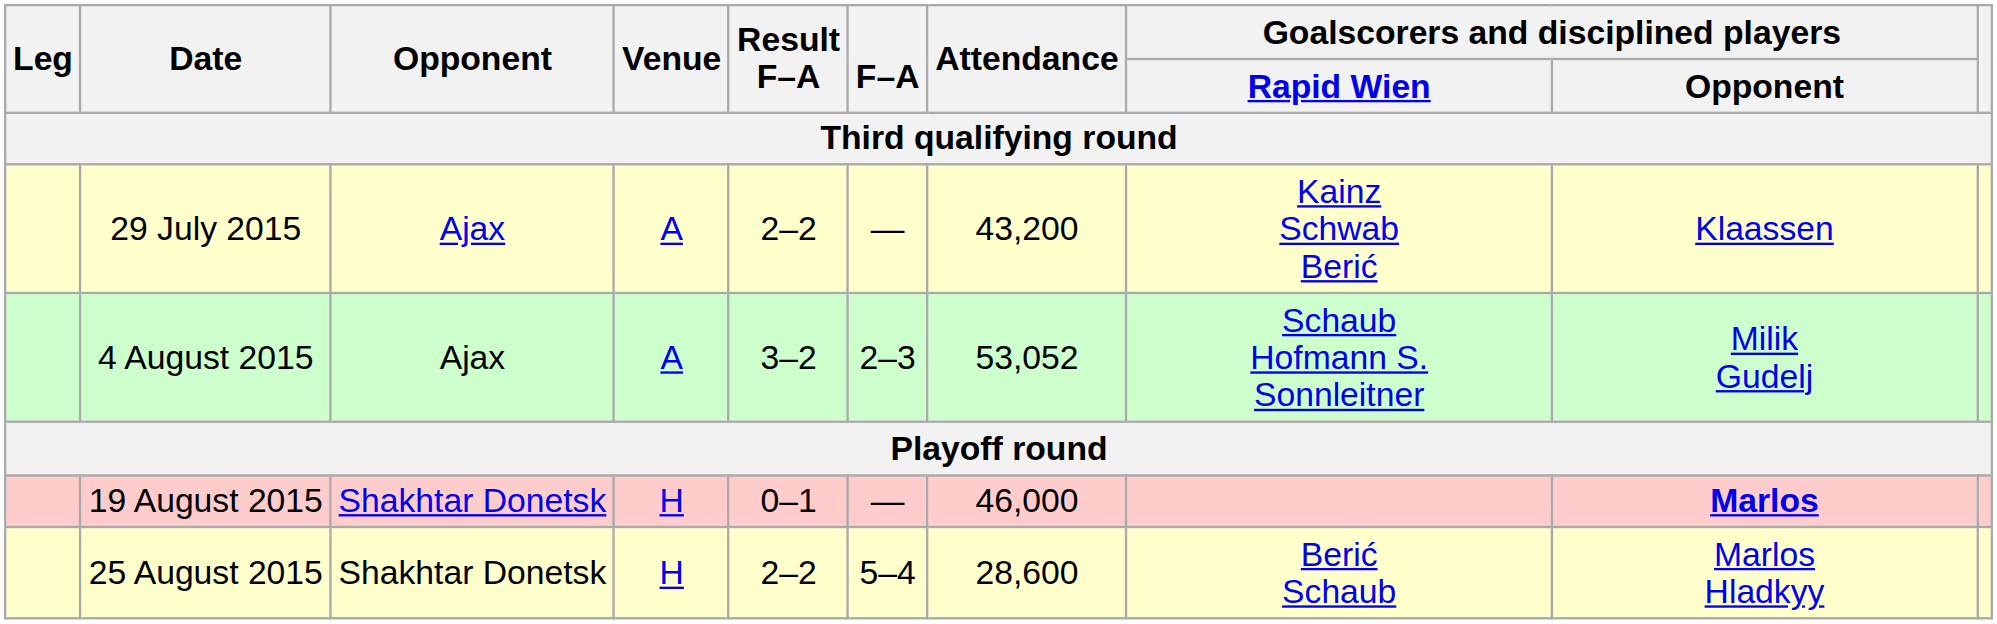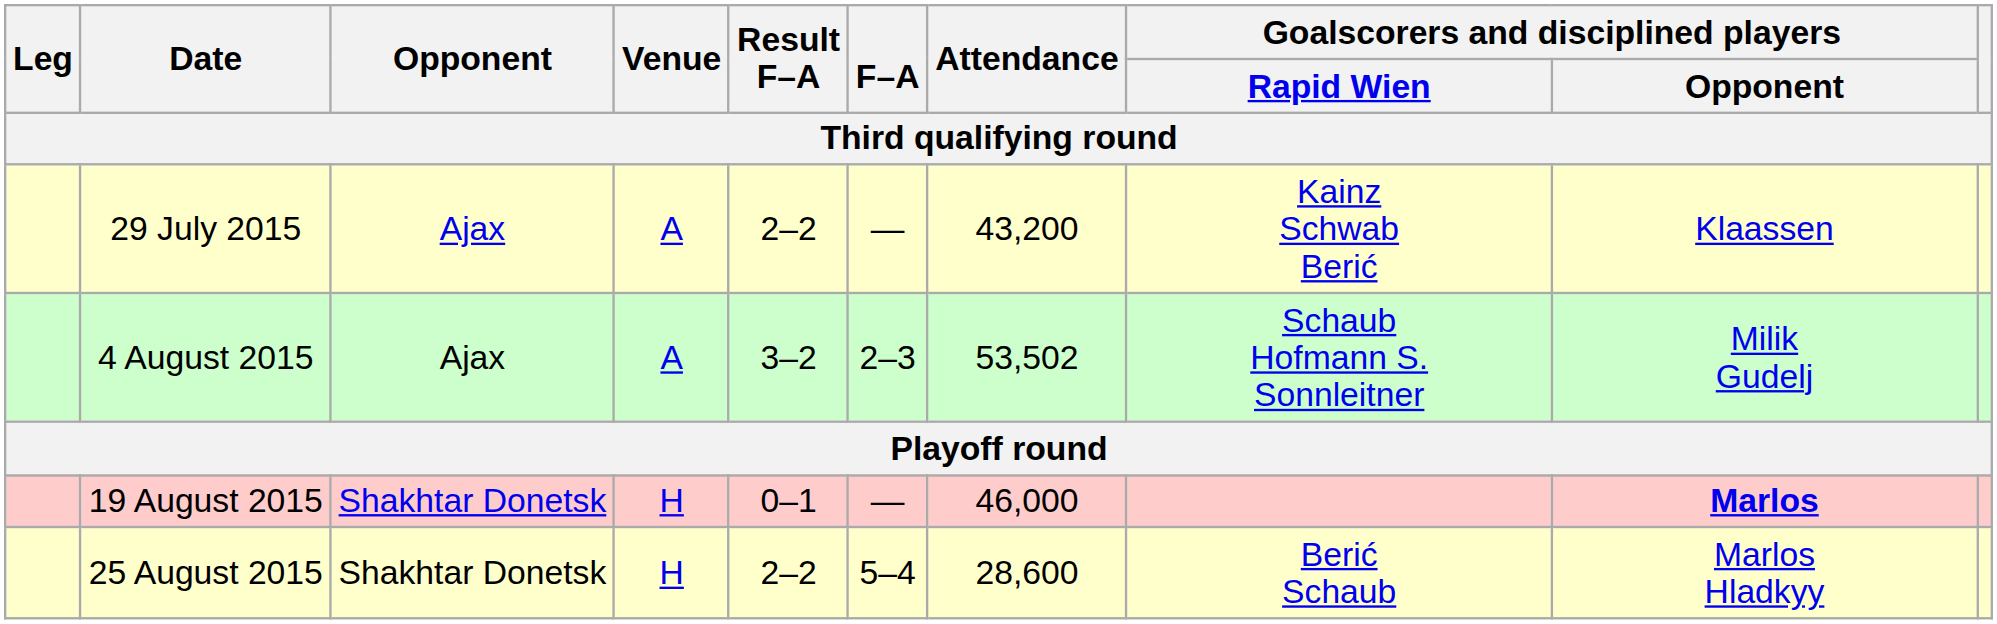(1027, 357) 53,052 -> (1027, 357) 53,502
